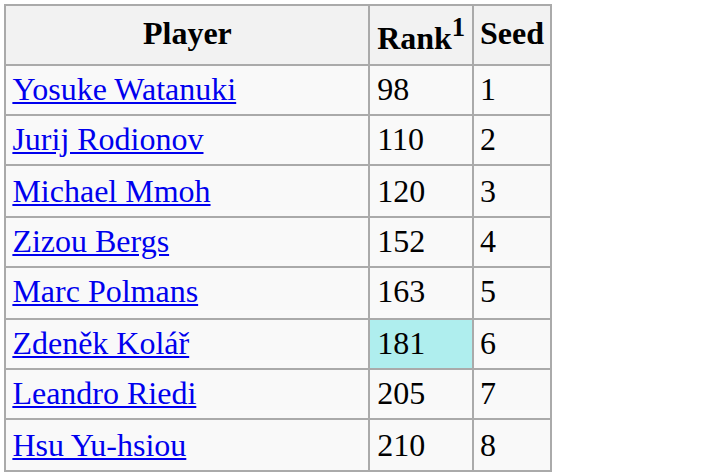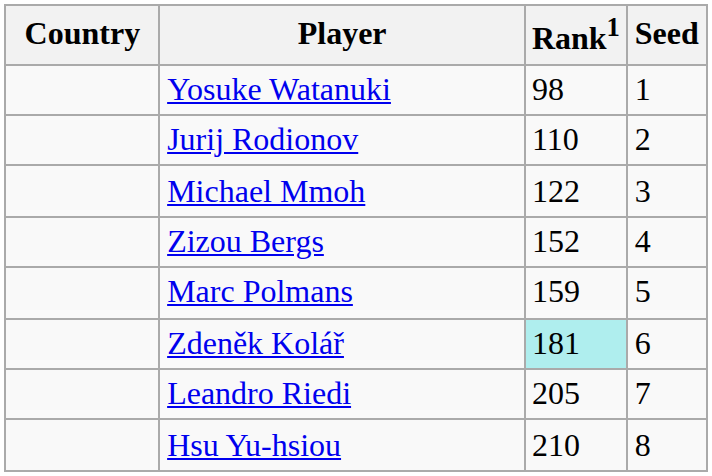+ column: (82, 34)
(401, 190) 120 -> (556, 190) 122
(401, 292) 163 -> (556, 292) 159
